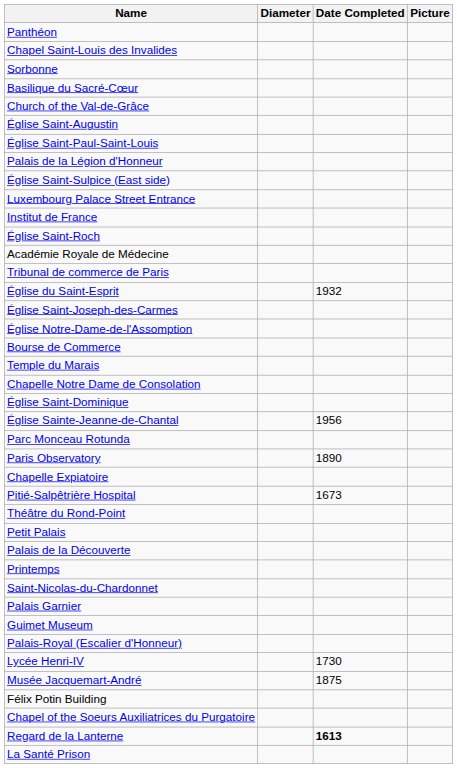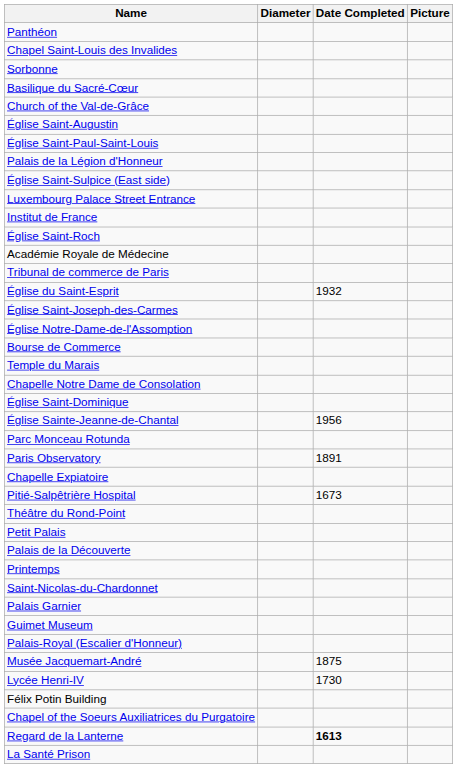(329, 458) 1890 -> (329, 458) 1891
rows swapped: (74, 680) <-> (45, 662)
